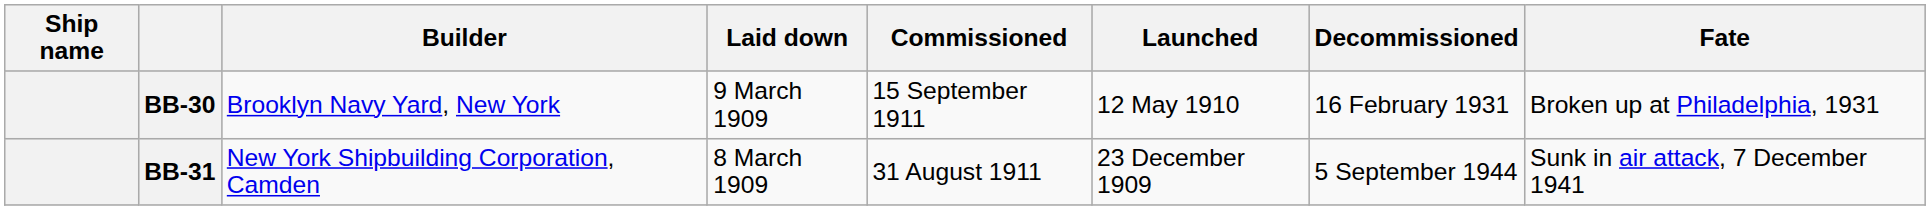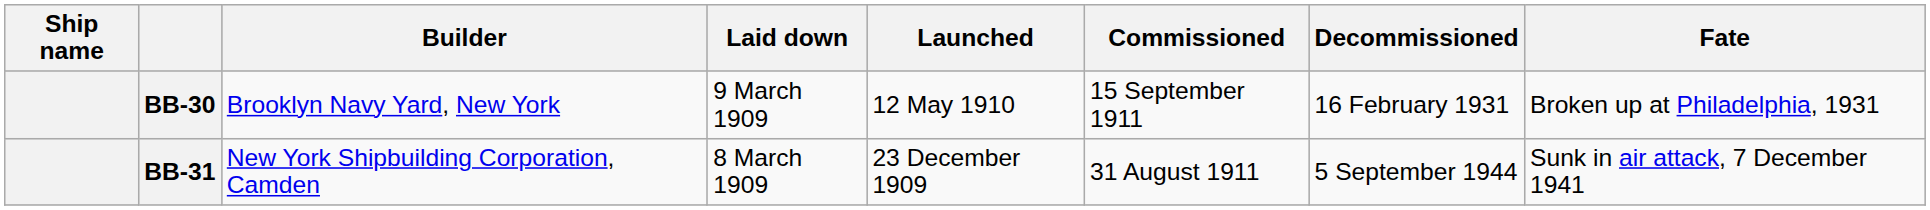columns swapped: (1200, 37) <-> (979, 37)
